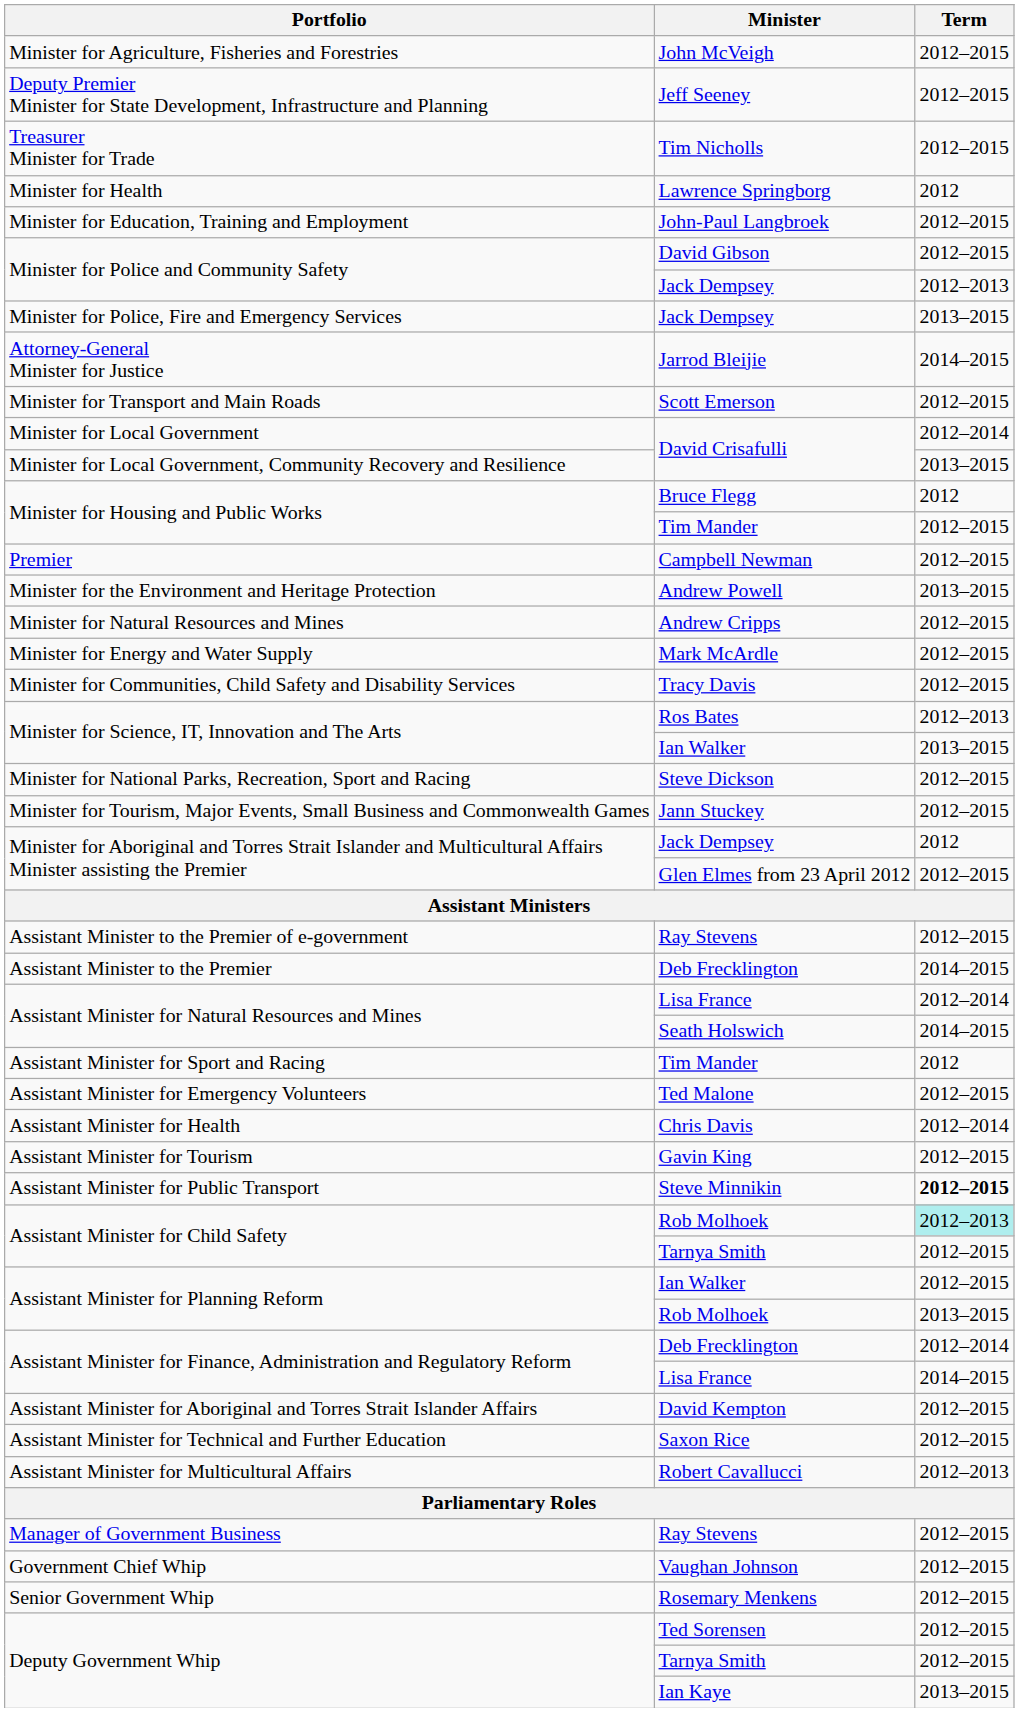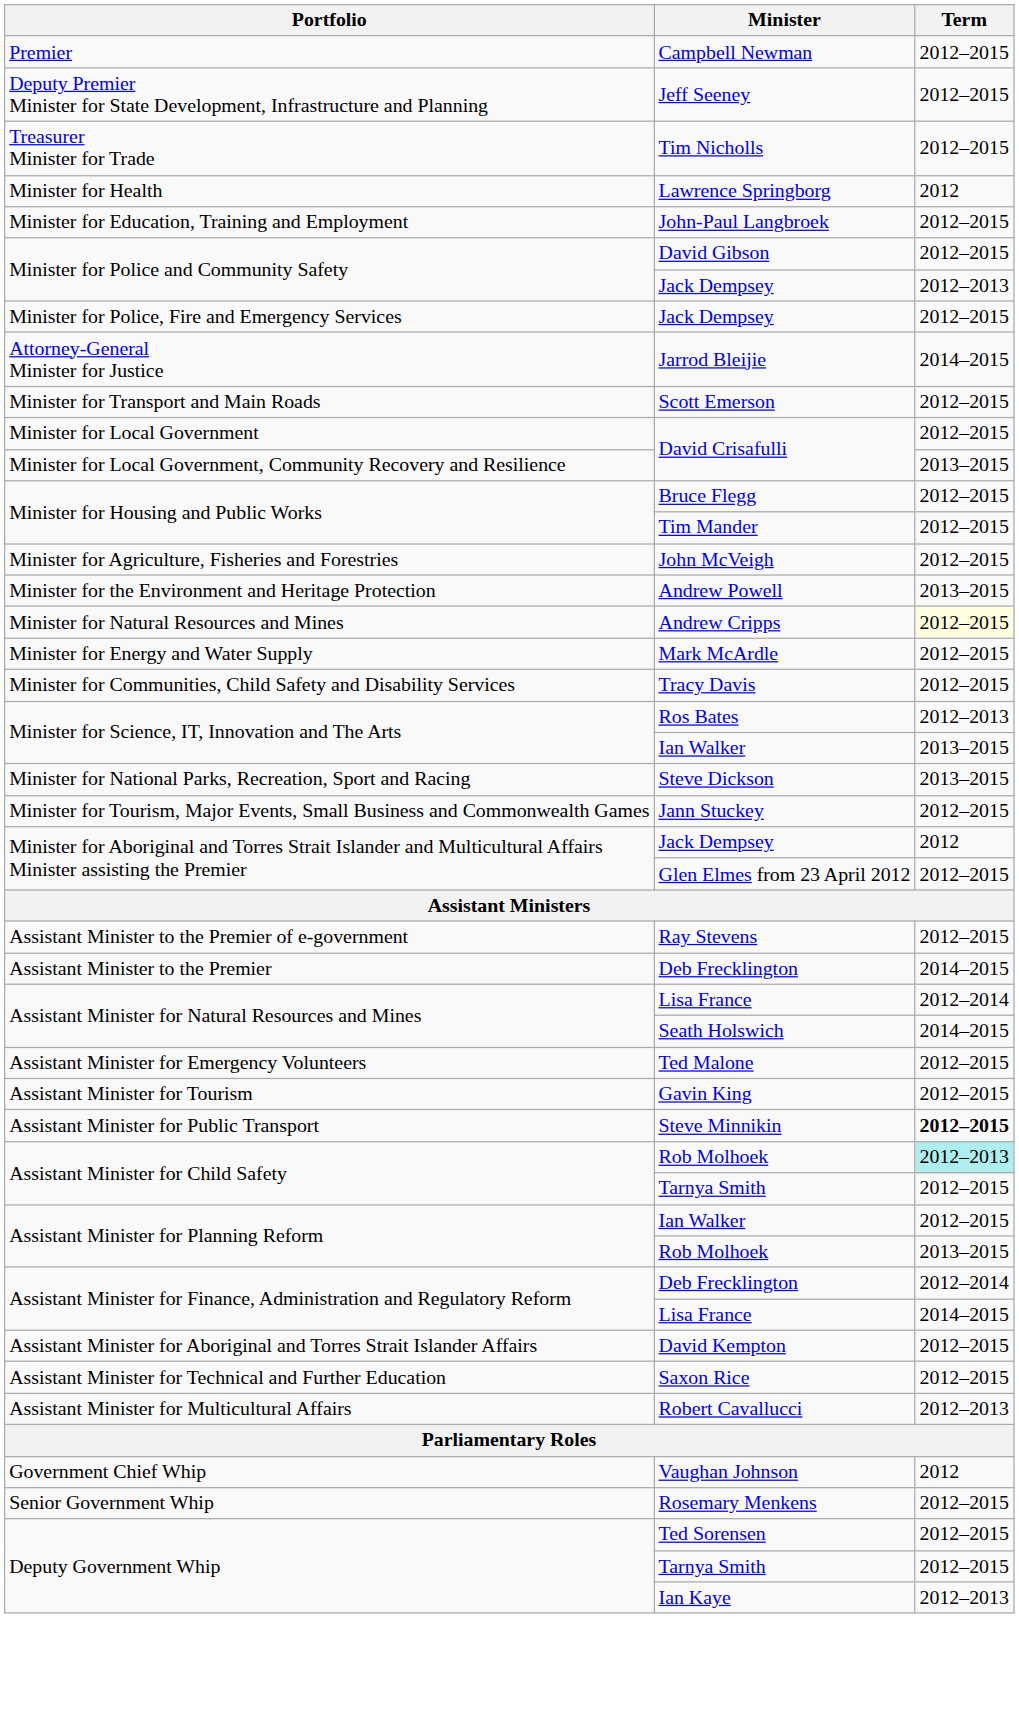rows swapped: (41, 559) <-> (204, 51)
(964, 316) 2013–2015 -> (964, 316) 2012–2015
(964, 433) 2012–2014 -> (964, 433) 2012–2015
(939, 496) 2012 -> (964, 496) 2012–2015
(964, 622) no background -> (964, 622) lightyellow background
(964, 779) 2012–2015 -> (964, 779) 2013–2015
- row: (167, 1062)
- row: (125, 1125)
- row: (145, 1534)
(964, 1566) 2012–2015 -> (939, 1471) 2012
(964, 1691) 2013–2015 -> (964, 1597) 2012–2013
